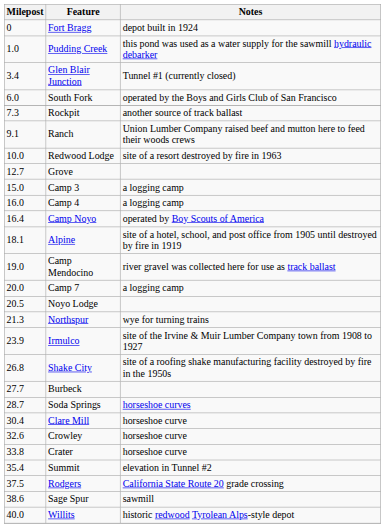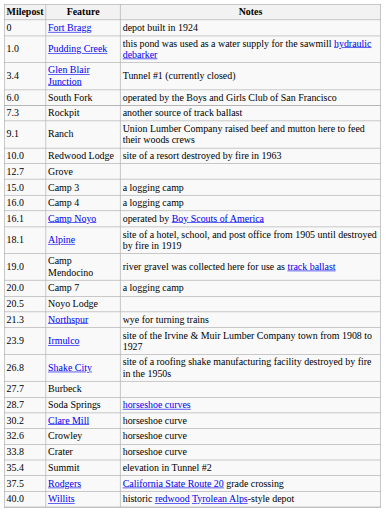(15, 218) 16.4 -> (15, 218) 16.1
(15, 420) 30.4 -> (15, 420) 30.2
- row: (68, 499)
